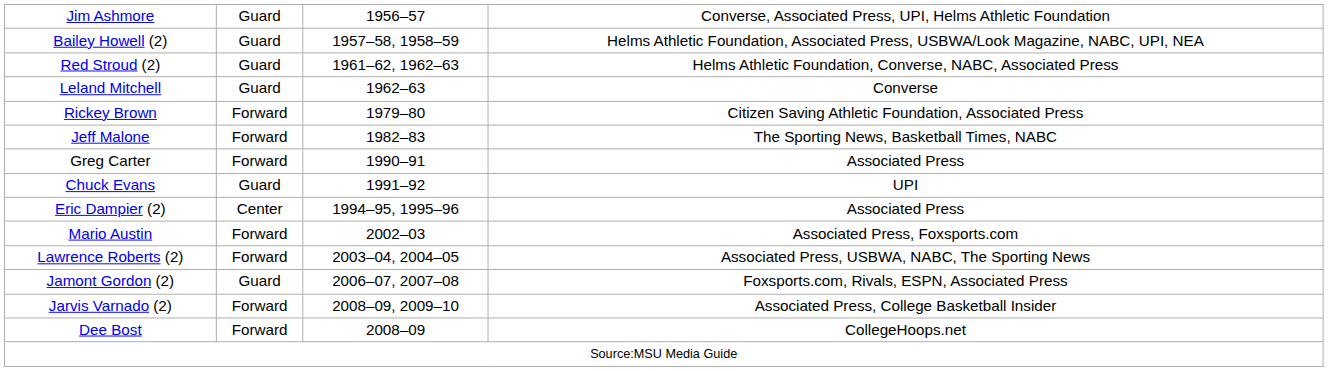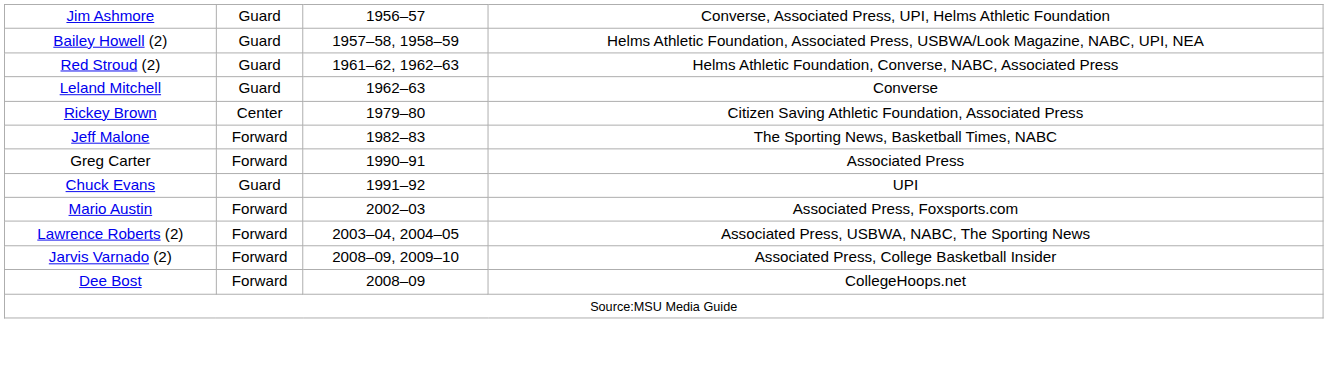(260, 112) Forward -> (260, 112) Center
- row: (110, 209)
- row: (110, 281)
